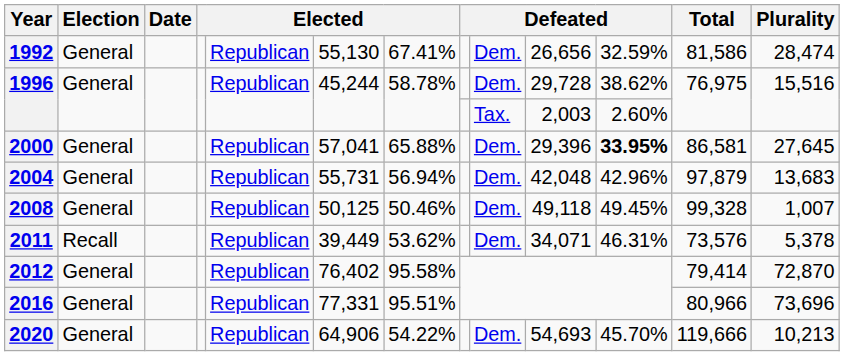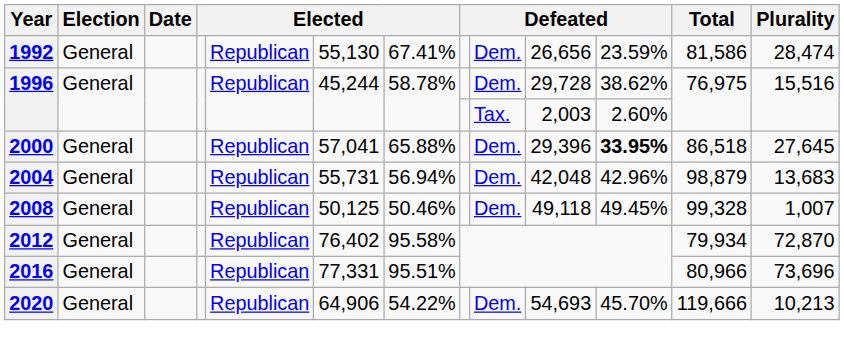(634, 51) 32.59% -> (634, 51) 23.59%
(717, 146) 86,581 -> (717, 146) 86,518
(717, 177) 97,879 -> (717, 177) 98,879
- row: (31, 240)
(717, 271) 79,414 -> (717, 240) 79,934
